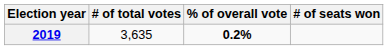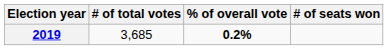(136, 34) 3,635 -> (136, 34) 3,685
